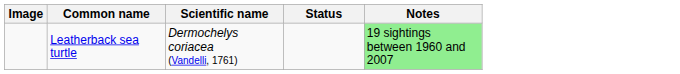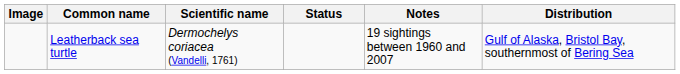+ column: (579, 14)
(416, 46) lightgreen background -> (416, 46) no background
